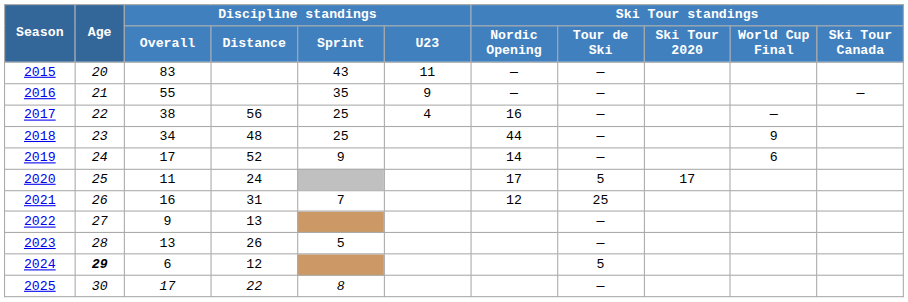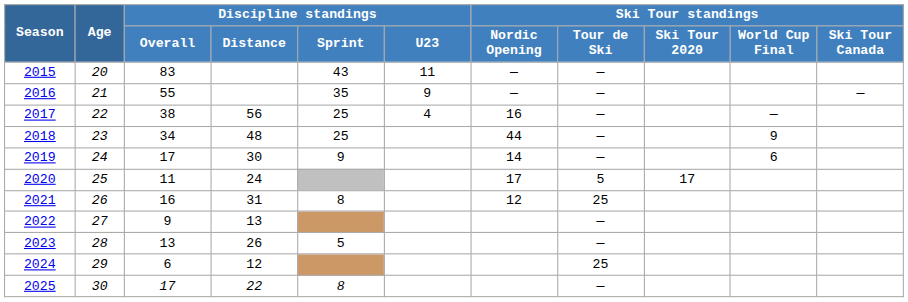(254, 159) 52 -> (254, 159) 30
(341, 201) 7 -> (341, 201) 8
(100, 265) bold -> (100, 265) normal
(601, 265) 5 -> (601, 265) 25
